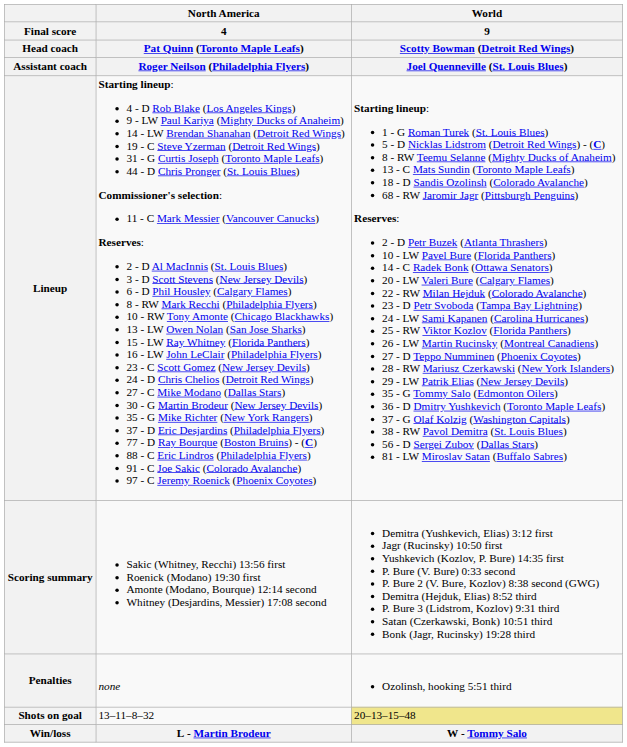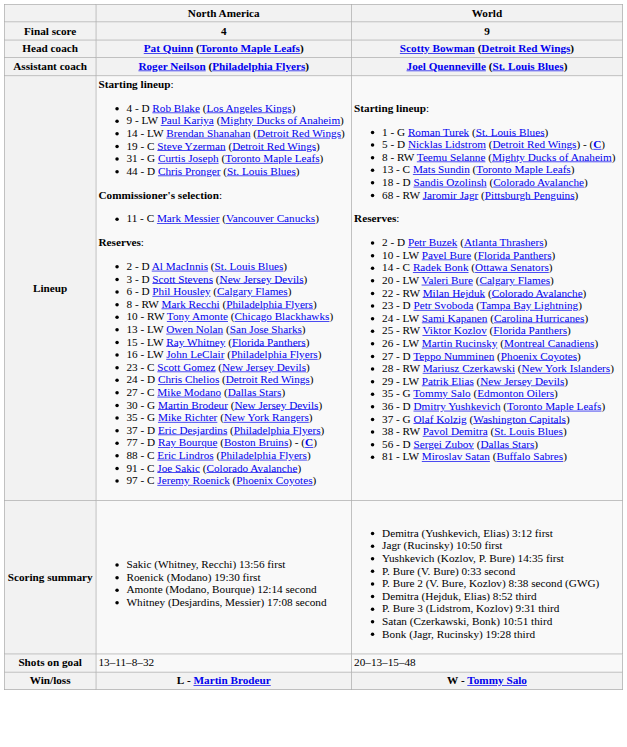- row: (50, 680)
(385, 715) khaki background -> (385, 663) no background
